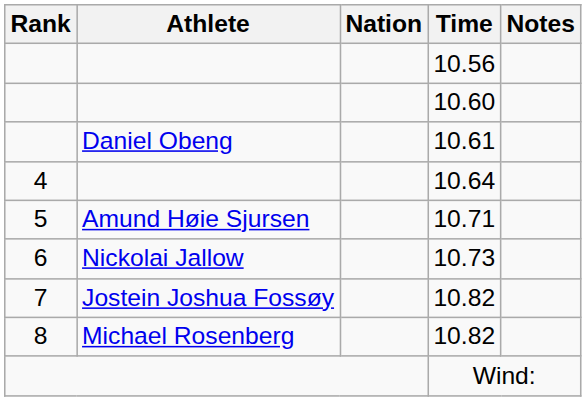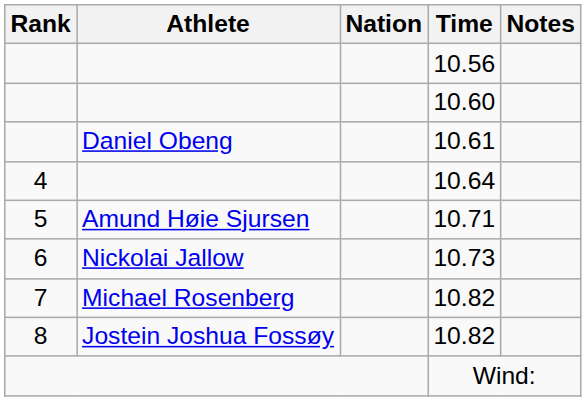(208, 297) Jostein Joshua Fossøy -> (188, 297) Michael Rosenberg
(188, 336) Michael Rosenberg -> (208, 336) Jostein Joshua Fossøy
